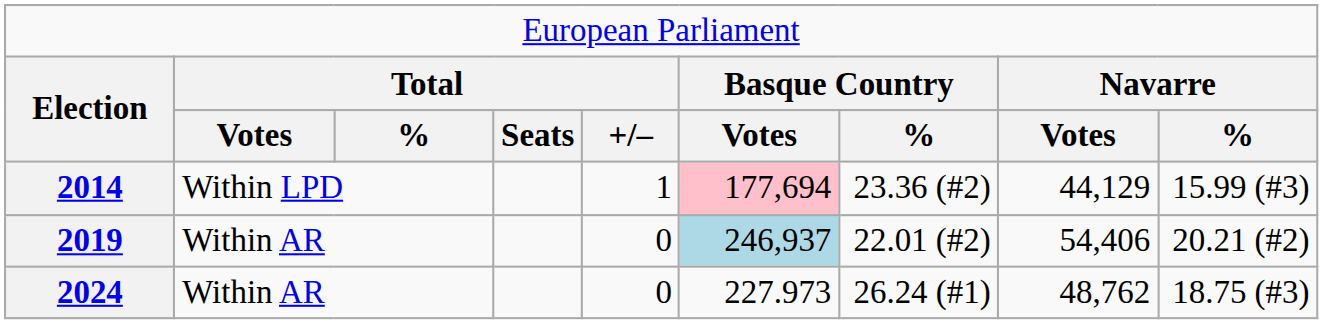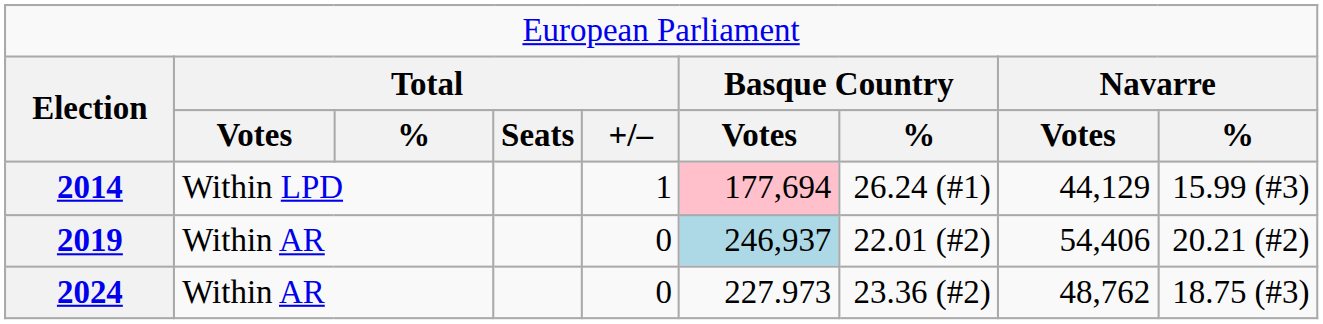(922, 187) 23.36 (#2) -> (922, 187) 26.24 (#1)
(922, 291) 26.24 (#1) -> (922, 291) 23.36 (#2)
